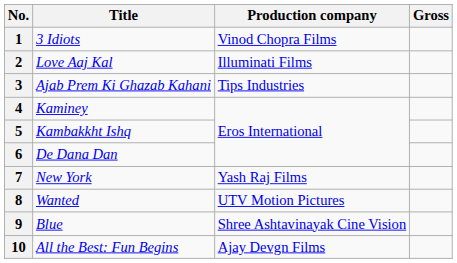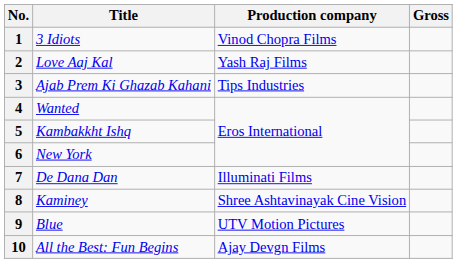(265, 62) Illuminati Films -> (262, 62) Yash Raj Films
(62, 108) Kaminey -> (58, 108) Wanted
(77, 154) De Dana Dan -> (64, 154) New York
(64, 177) New York -> (77, 177) De Dana Dan
(262, 177) Yash Raj Films -> (265, 177) Illuminati Films
(58, 200) Wanted -> (62, 200) Kaminey
(281, 200) UTV Motion Pictures -> (312, 200) Shree Ashtavinayak Cine Vision
(312, 223) Shree Ashtavinayak Cine Vision -> (281, 223) UTV Motion Pictures
